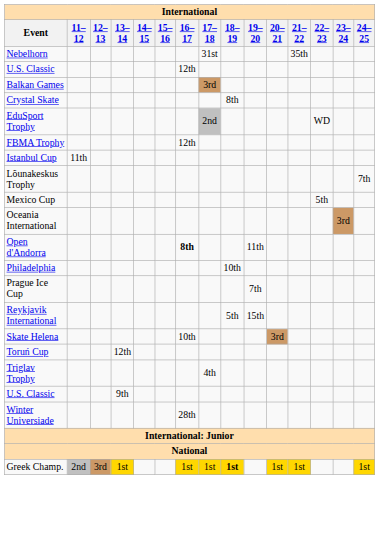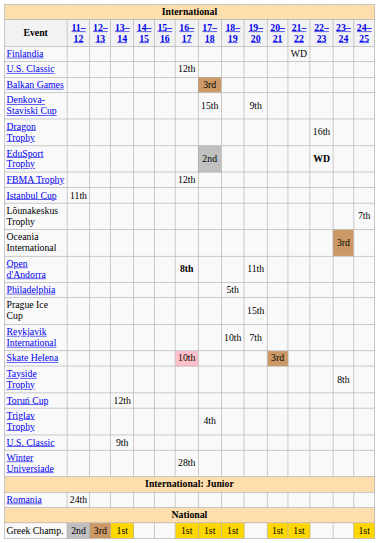+ row: (25, 54)
- row: (27, 54)
- row: (33, 100)
+ row: (32, 106)
+ row: (21, 132)
(322, 121) normal -> (322, 159) bold
- row: (31, 199)
(232, 268) 10th -> (233, 290) 5th
(255, 289) 7th -> (256, 311) 15th
(232, 315) 5th -> (233, 337) 10th
(255, 315) 15th -> (256, 337) 7th
(187, 336) no background -> (187, 358) pink background
+ row: (22, 379)
+ row: (24, 500)
(232, 467) bold -> (233, 530) normal
